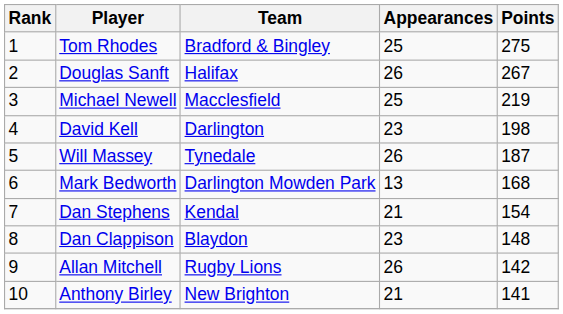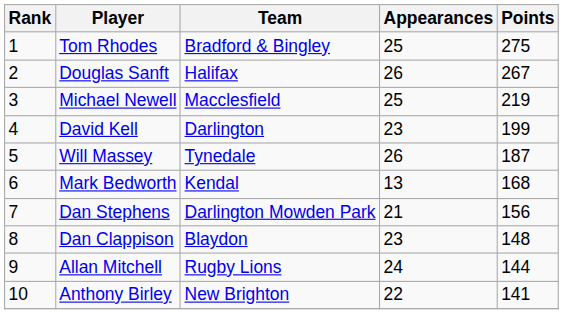(516, 128) 198 -> (516, 128) 199
(280, 184) Darlington Mowden Park -> (212, 184) Kendal
(212, 211) Kendal -> (280, 211) Darlington Mowden Park
(516, 211) 154 -> (516, 211) 156
(393, 267) 26 -> (393, 267) 24
(516, 267) 142 -> (516, 267) 144
(393, 294) 21 -> (393, 294) 22
